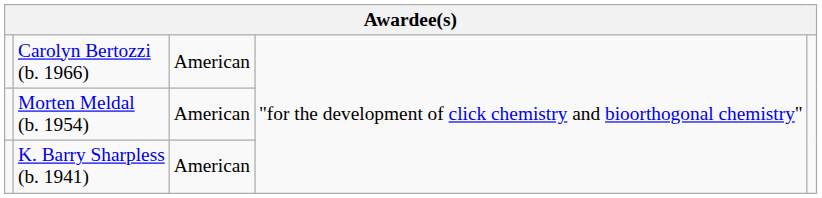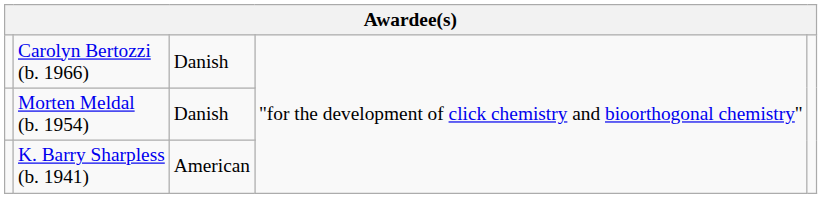(212, 61) American -> (201, 61) Danish
(212, 113) American -> (201, 113) Danish
